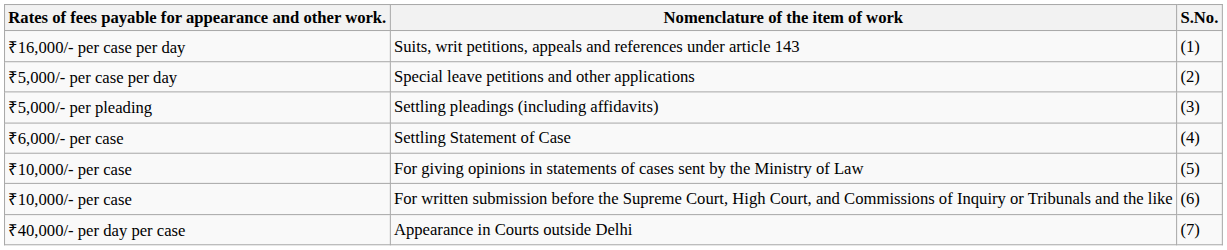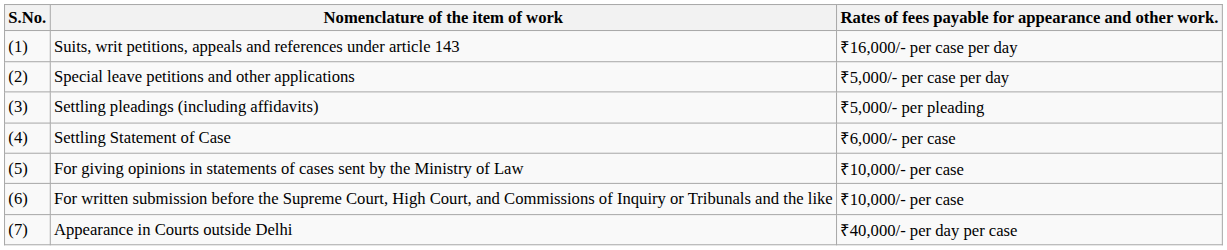columns swapped: (1199, 17) <-> (197, 17)
